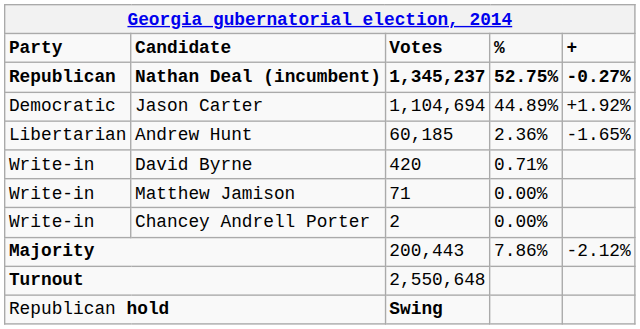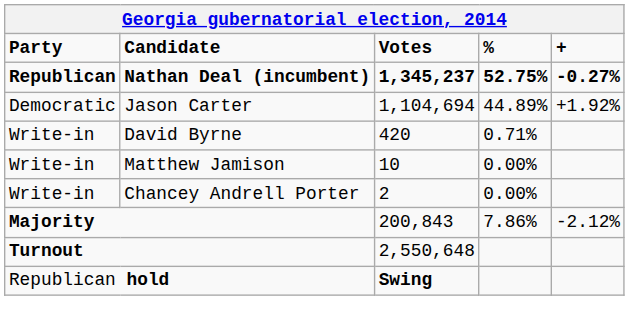- row: (194, 135)
(400, 193) 71 -> (389, 164) 10
(427, 251) 200,443 -> (416, 222) 200,843
